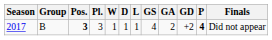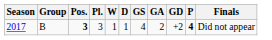- column: (136, 12)
